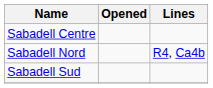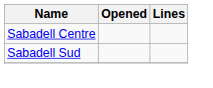- row: (46, 53)
